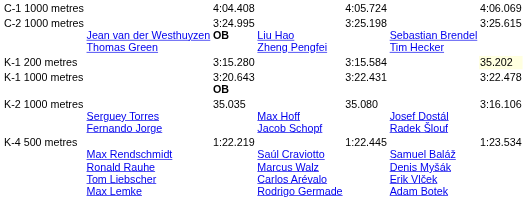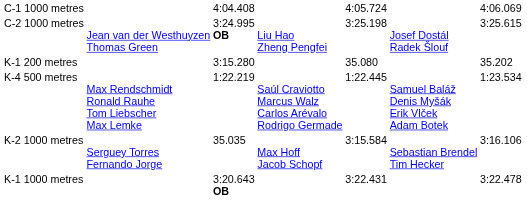(433, 42) Sebastian Brendel Tim Hecker -> (419, 42) Josef Dostál Radek Šlouf
(366, 62) 3:15.584 -> (362, 62) 35.080
(496, 62) lightyellow background -> (496, 62) no background
rows swapped: (44, 77) <-> (41, 143)
(362, 104) 35.080 -> (366, 140) 3:15.584
(419, 122) Josef Dostál Radek Šlouf -> (433, 158) Sebastian Brendel Tim Hecker
